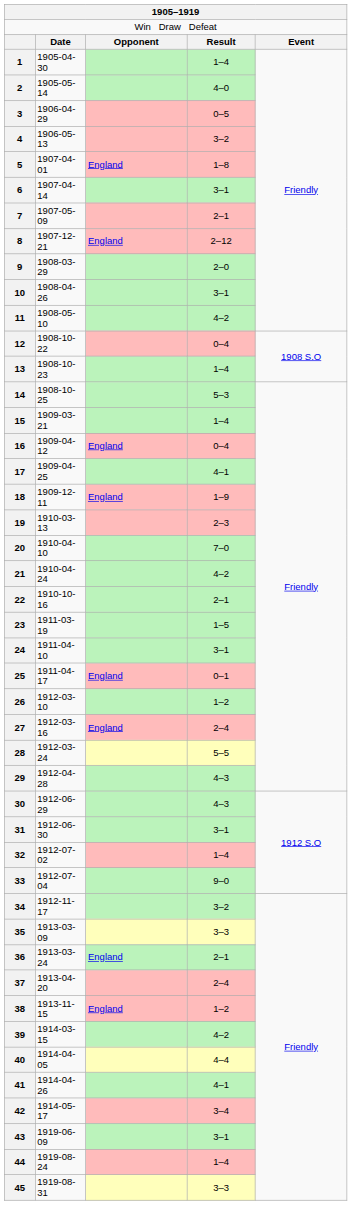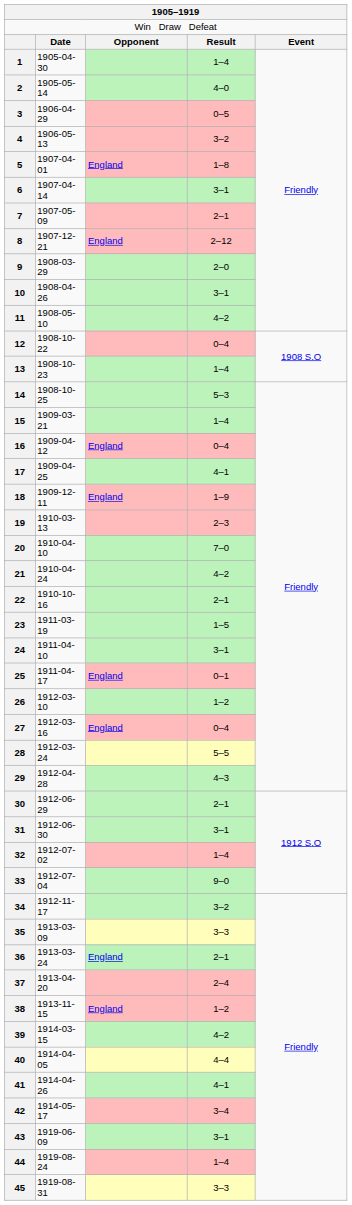(221, 728) 2–4 -> (221, 728) 0–4
(221, 804) 4–3 -> (221, 804) 2–1
